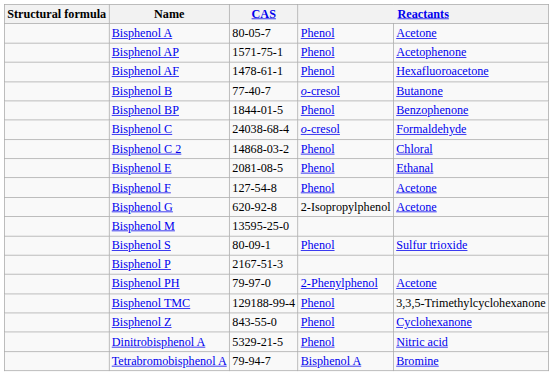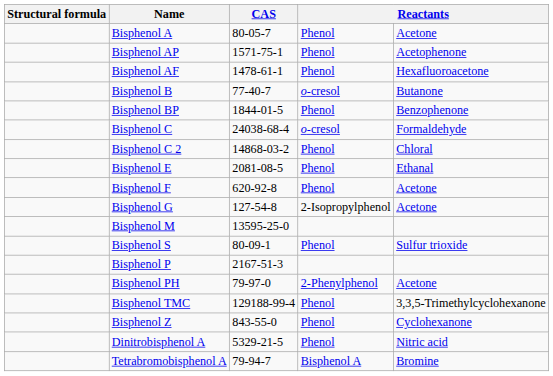(255, 187) 127-54-8 -> (255, 187) 620-92-8
(255, 206) 620-92-8 -> (255, 206) 127-54-8
